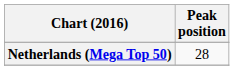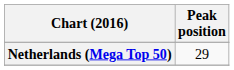(202, 53) 28 -> (202, 53) 29
